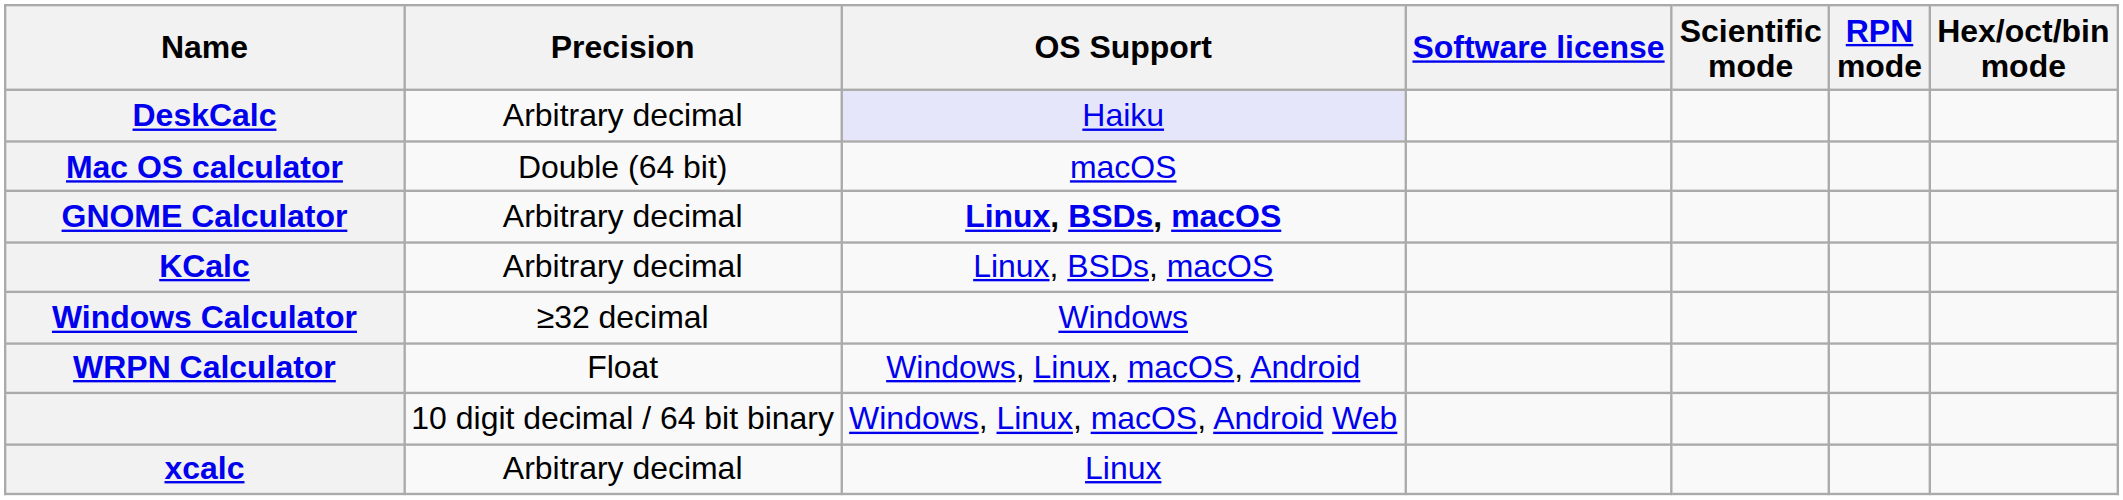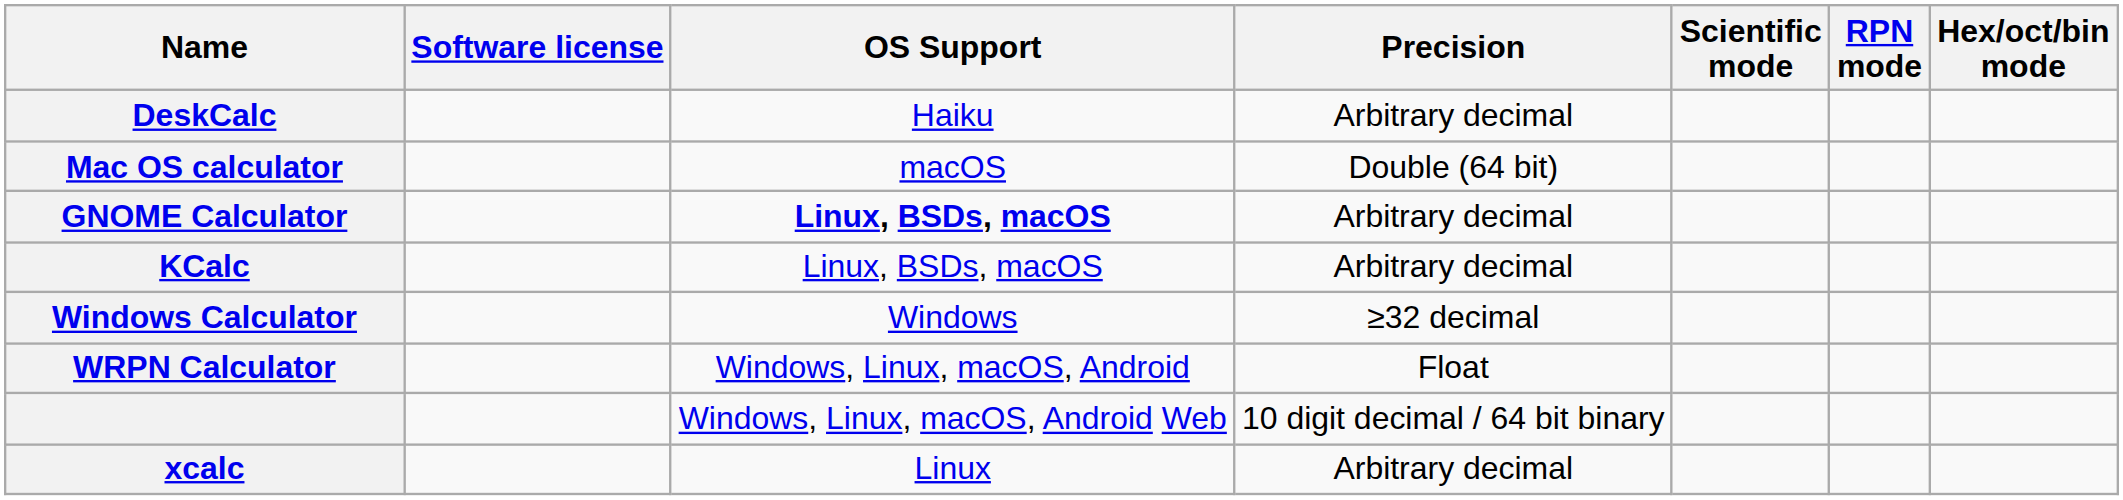columns swapped: (1539, 48) <-> (623, 48)
(1123, 116) lavender background -> (953, 116) no background
